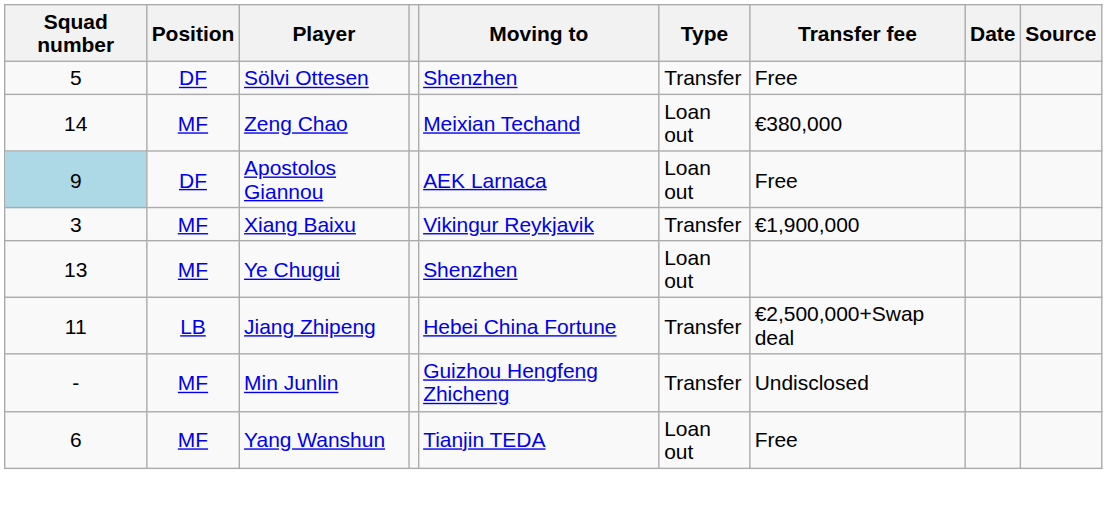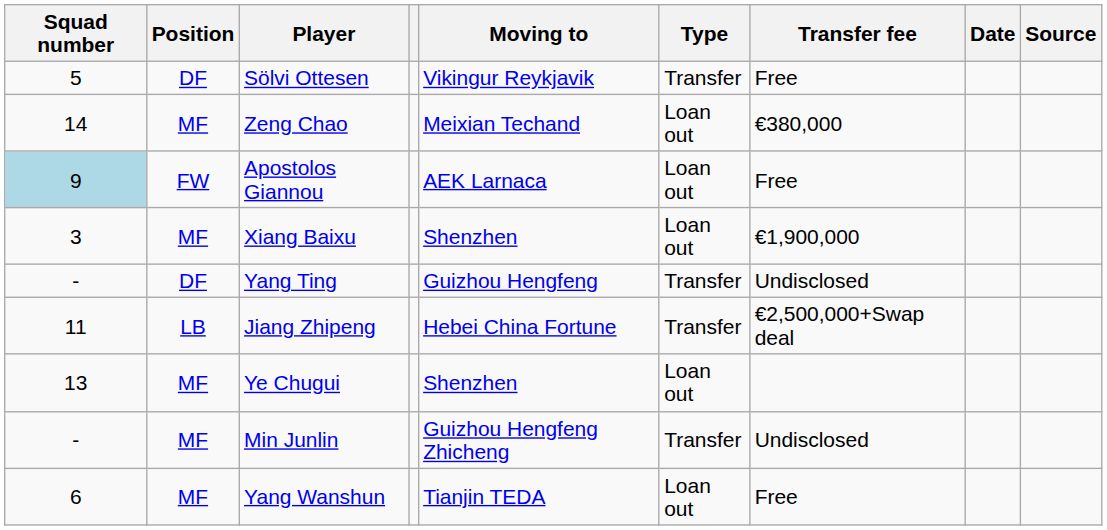(470, 78) Shenzhen -> (509, 78) Vikingur Reykjavik
(193, 180) DF -> (193, 180) FW
(509, 225) Vikingur Reykjavik -> (470, 236) Shenzhen
(703, 225) Transfer -> (688, 236) Loan out
+ row: (290, 281)
rows swapped: (310, 326) <-> (292, 270)
